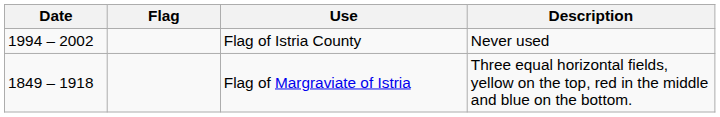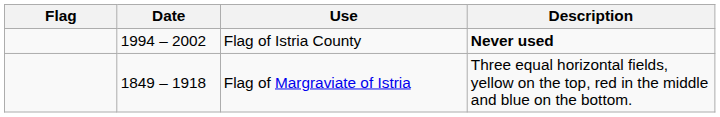columns swapped: (164, 16) <-> (56, 16)
(510, 41) normal -> (512, 41) bold
